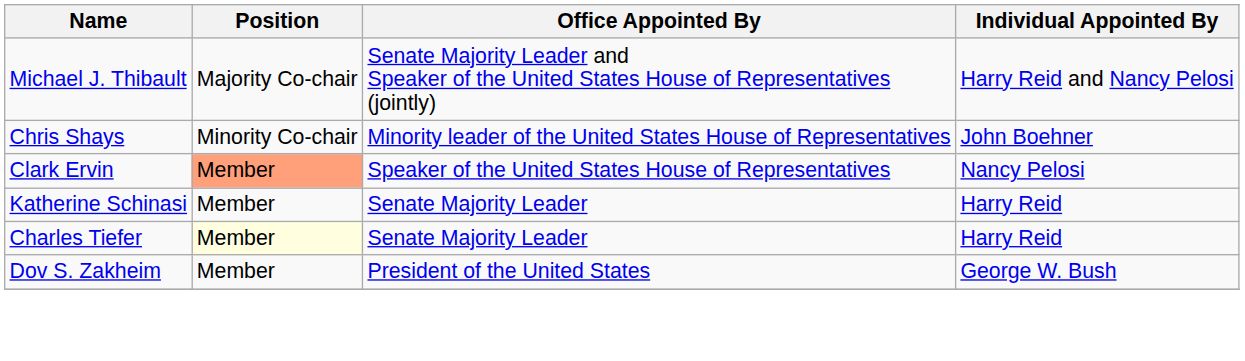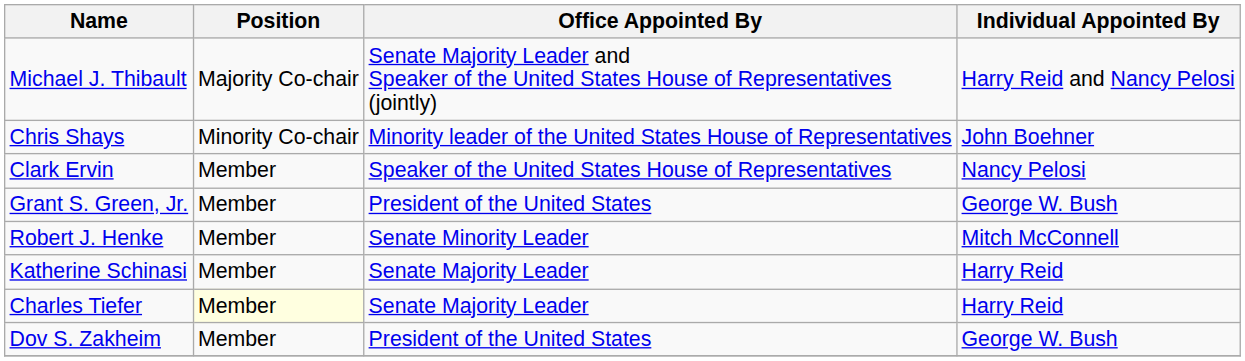(236, 170) lightsalmon background -> (237, 170) no background
+ row: (99, 204)
+ row: (86, 237)
